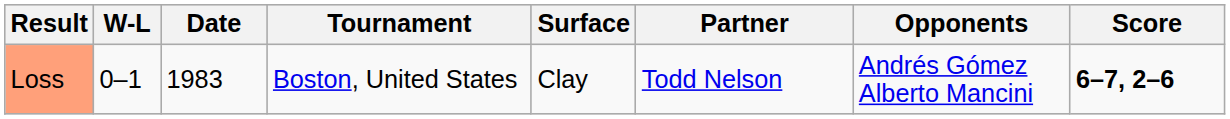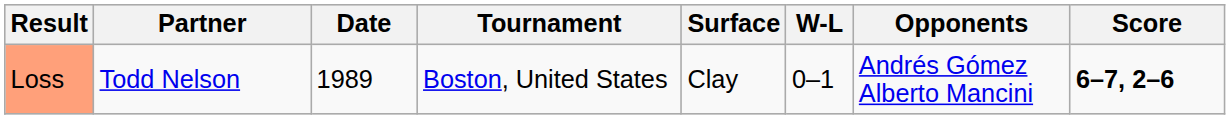columns swapped: (127, 24) <-> (745, 24)
(195, 78) 1983 -> (345, 78) 1989
